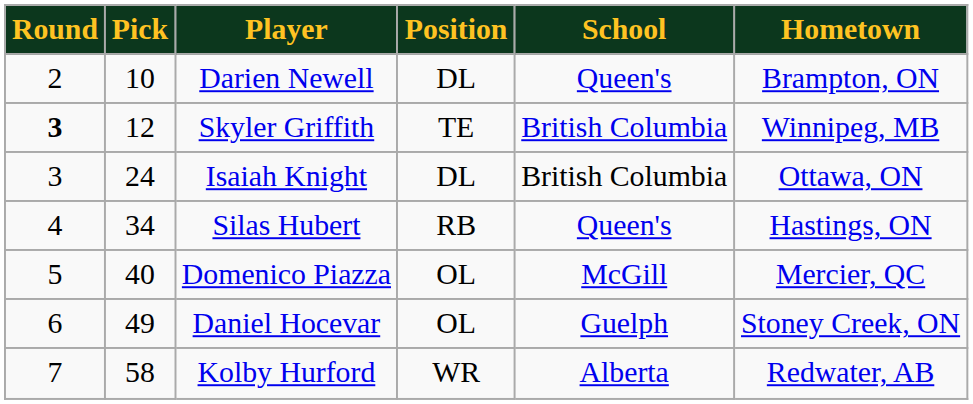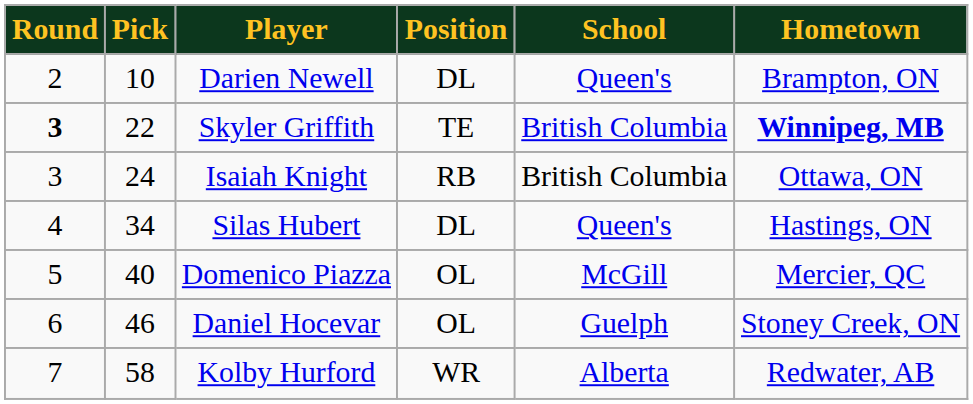(140, 127) 12 -> (140, 127) 22
(851, 127) normal -> (851, 127) bold
(456, 176) DL -> (456, 176) RB
(456, 225) RB -> (456, 225) DL
(140, 323) 49 -> (140, 323) 46
